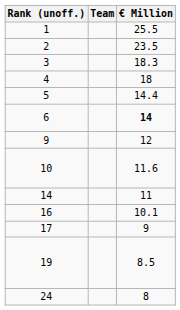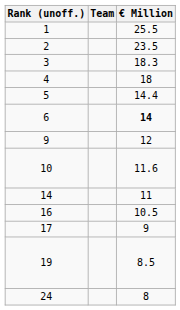(146, 213) 10.1 -> (146, 213) 10.5
